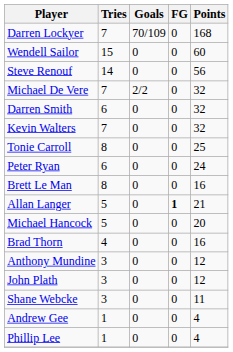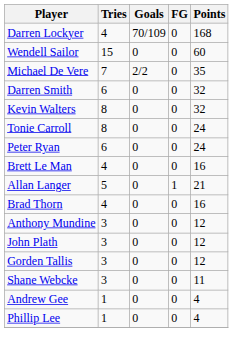(104, 33) 7 -> (104, 33) 4
- row: (40, 71)
(199, 90) 32 -> (199, 71) 35
(104, 128) 7 -> (104, 109) 8
(199, 147) 25 -> (199, 128) 24
(104, 185) 8 -> (104, 166) 4
(174, 204) bold -> (174, 185) normal
- row: (50, 223)
+ row: (40, 261)
